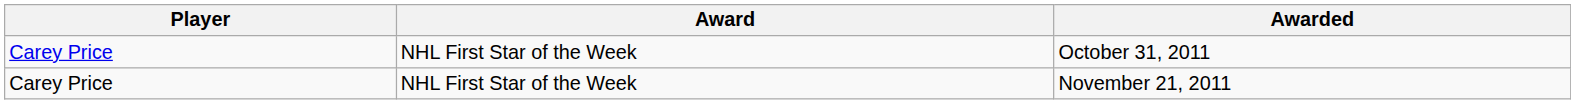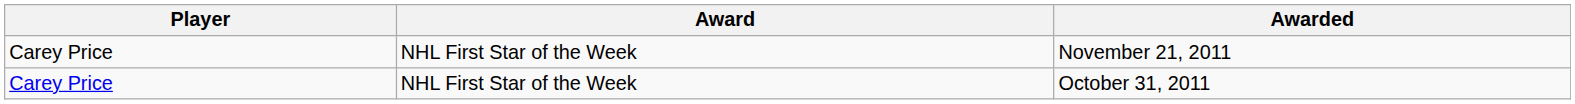rows swapped: (1134, 51) <-> (1145, 83)
